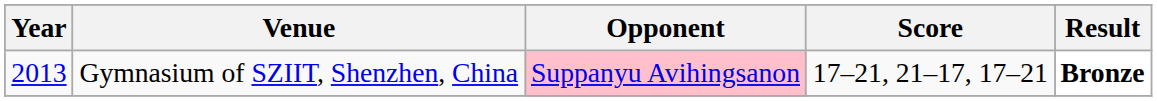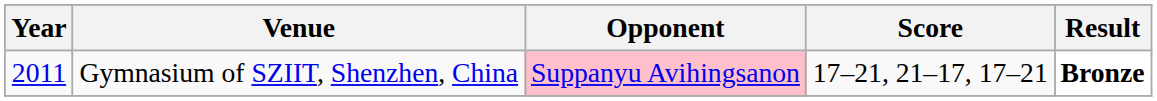(39, 73) 2013 -> (39, 73) 2011
